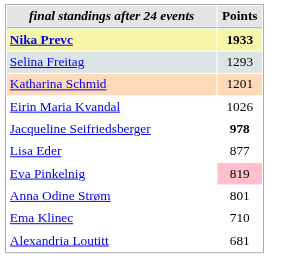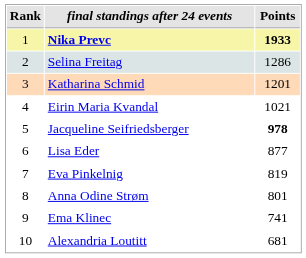+ column: (25, 16)
(240, 62) 1293 -> (278, 62) 1286
(240, 106) 1026 -> (278, 106) 1021
(240, 173) pink background -> (278, 173) no background
(240, 218) 710 -> (278, 218) 741
